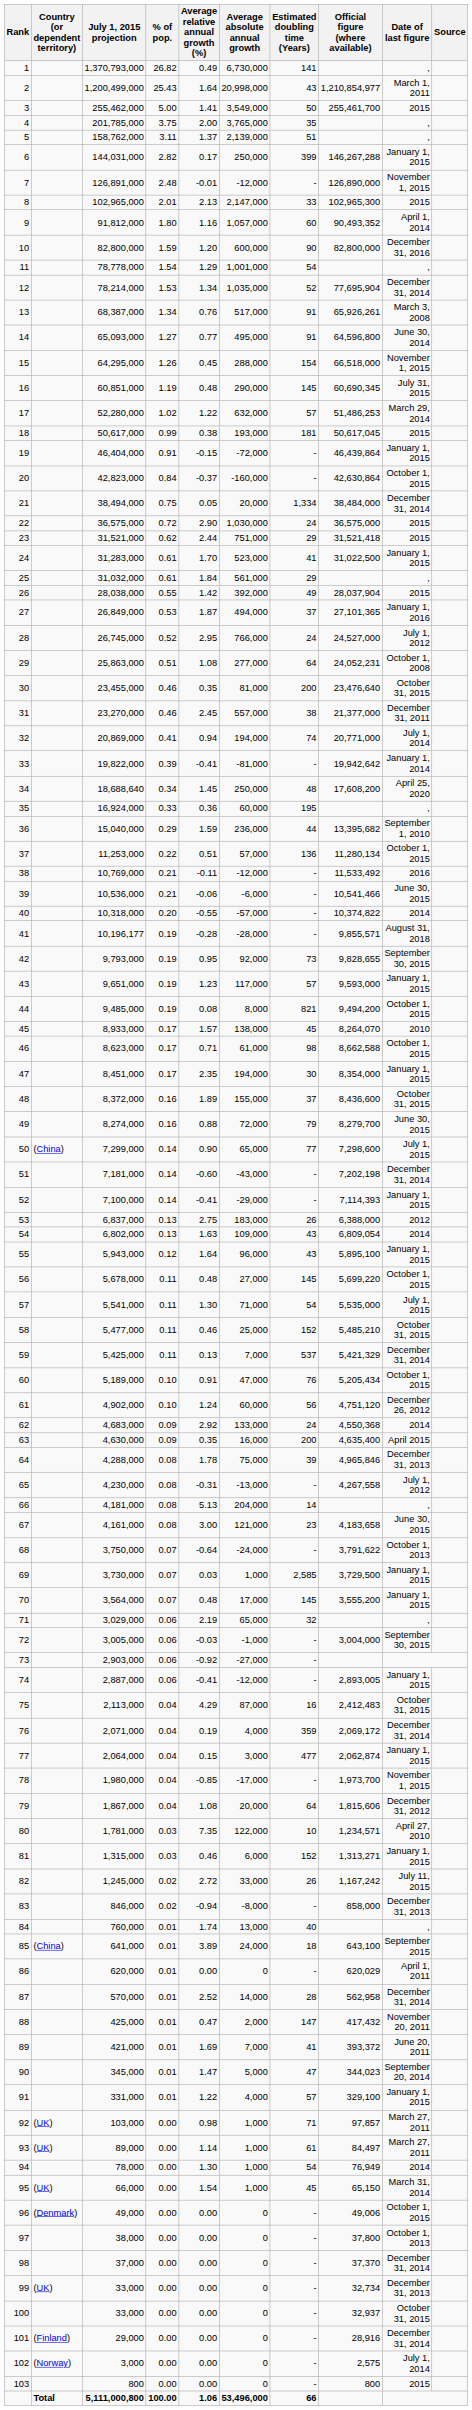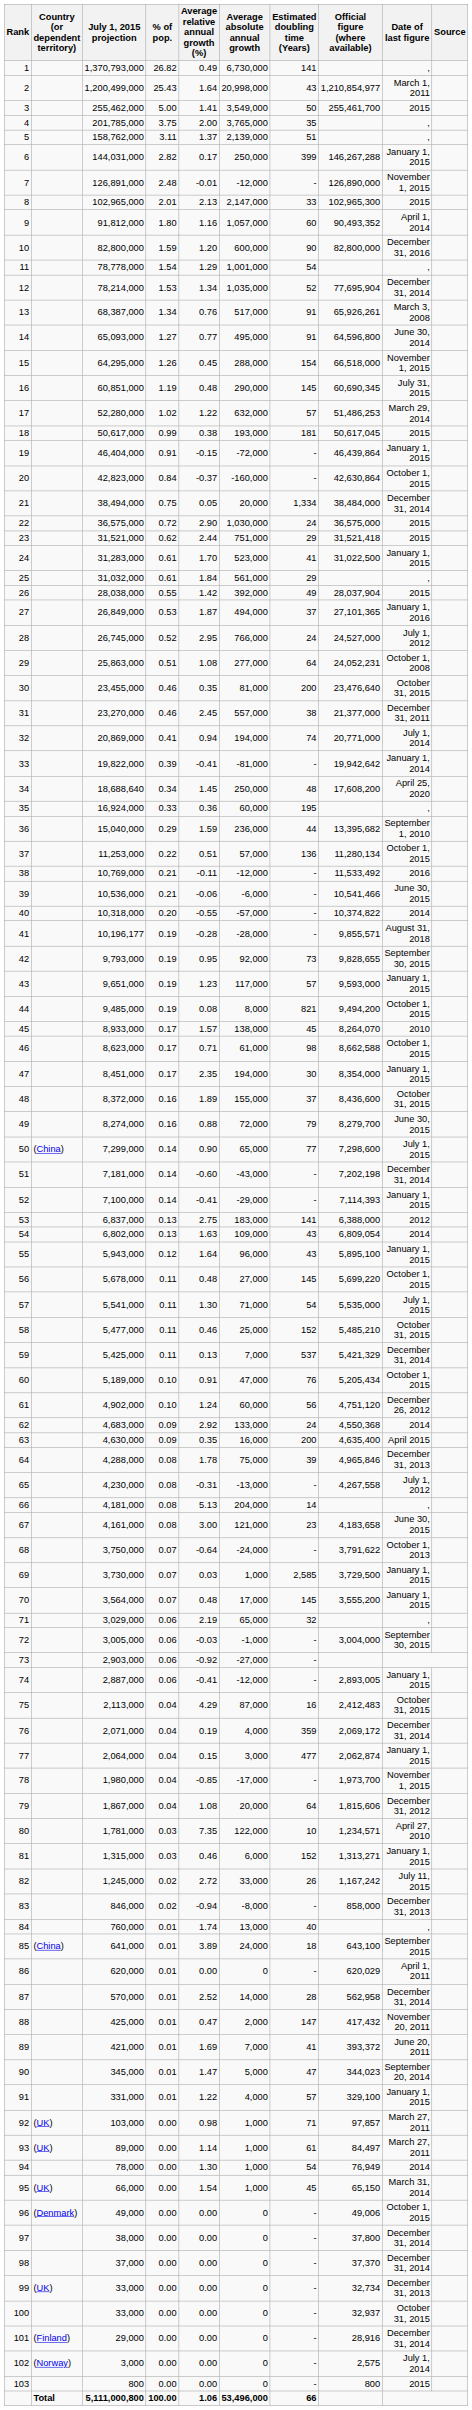(311, 1219) 26 -> (309, 1219) 141
(408, 2238) October 1, 2013 -> (408, 2238) December 31, 2014
